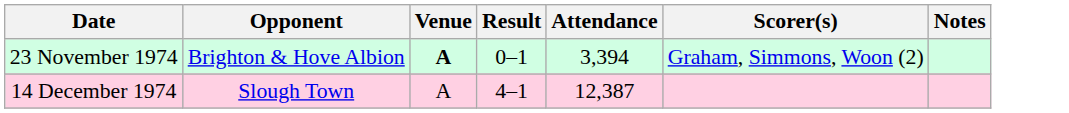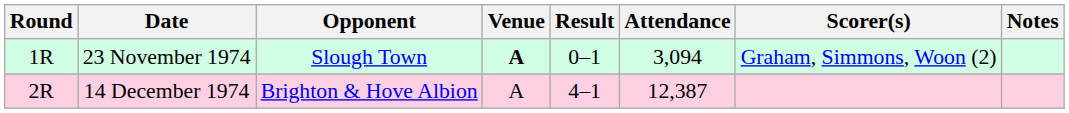+ column: (41, 21)
(296, 56) Brighton & Hove Albion -> (369, 56) Slough Town
(605, 56) 3,394 -> (677, 56) 3,094
(296, 90) Slough Town -> (369, 90) Brighton & Hove Albion
